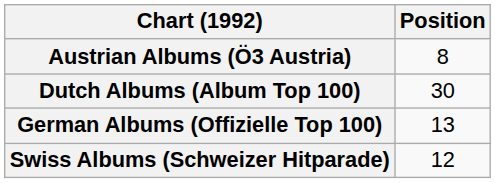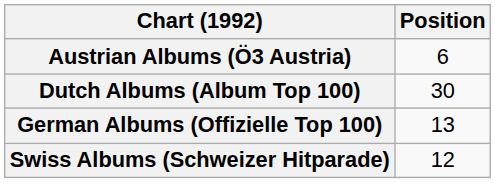(443, 56) 8 -> (443, 56) 6
